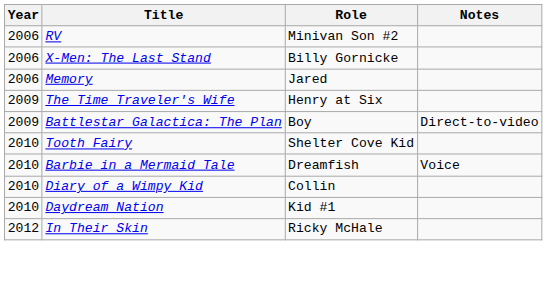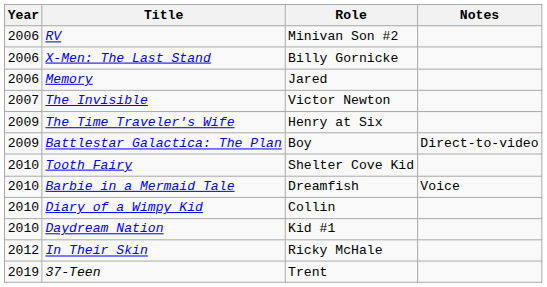+ row: (97, 101)
+ row: (73, 272)
